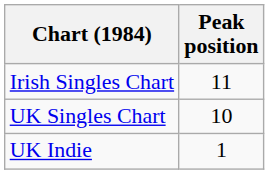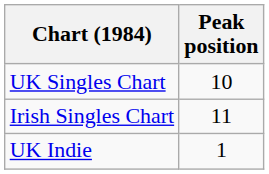rows swapped: (92, 81) <-> (88, 116)
